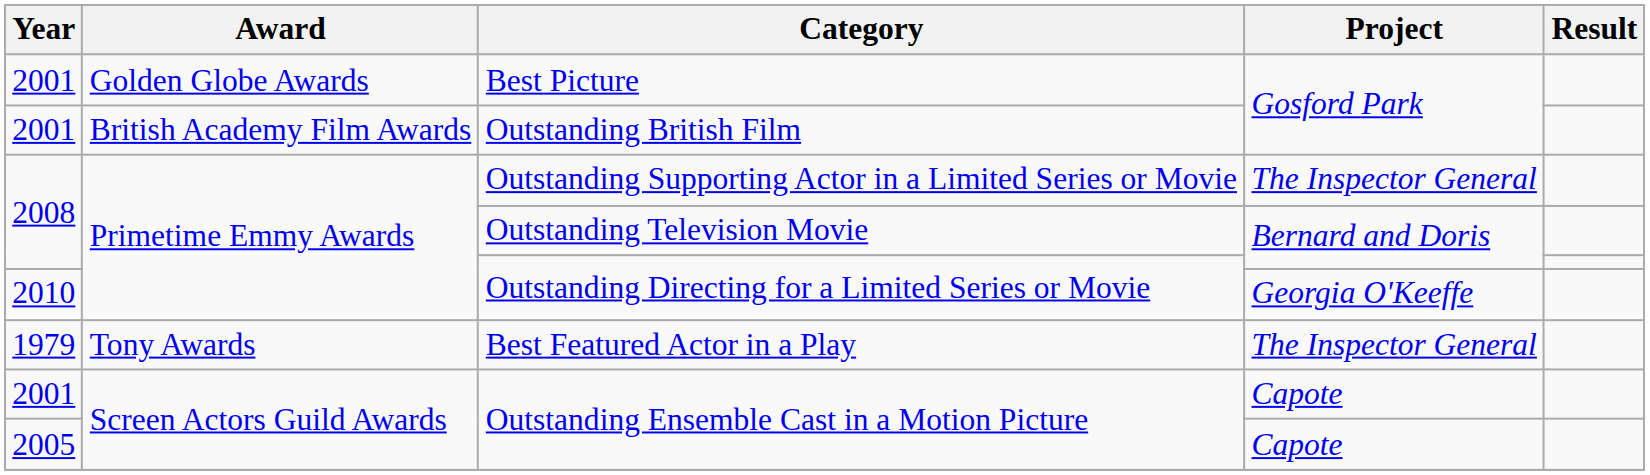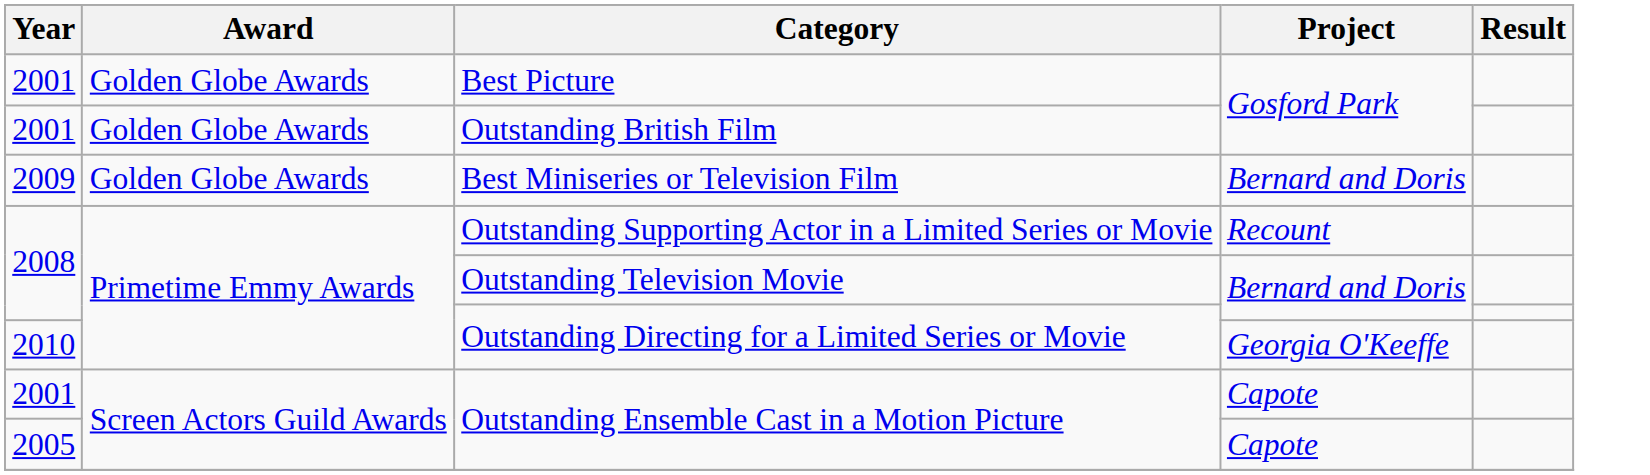(281, 129) British Academy Film Awards -> (229, 129) Golden Globe Awards
+ row: (44, 179)
(1394, 179) The Inspector General -> (1279, 229) Recount
- row: (44, 343)
